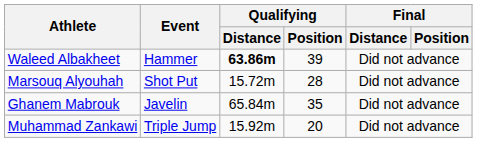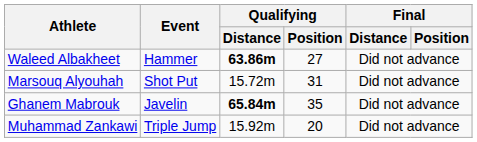(315, 60) 39 -> (315, 60) 27
(315, 82) 28 -> (315, 82) 31
(252, 104) normal -> (252, 104) bold
